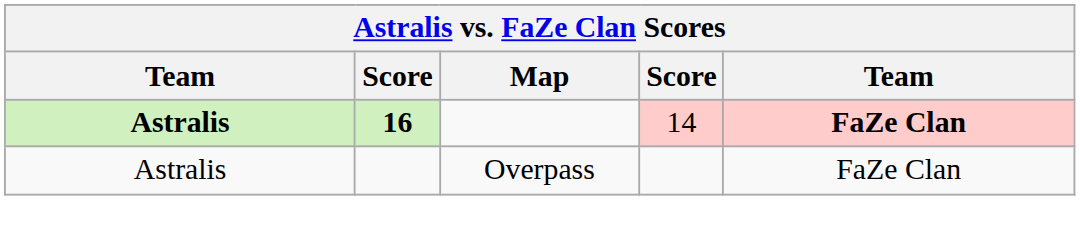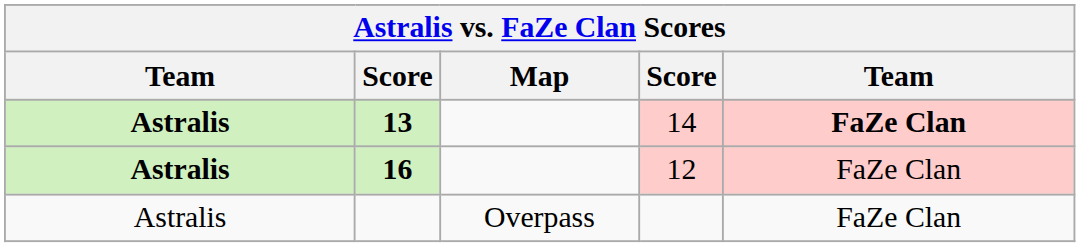(397, 122) 16 -> (397, 122) 13
+ row: (681, 169)
